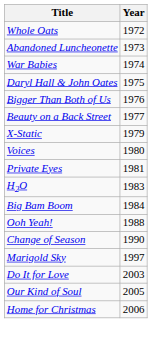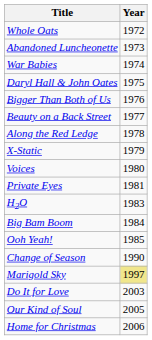+ row: (52, 133)
(134, 223) 1988 -> (134, 240) 1985
(134, 257) no background -> (134, 274) khaki background
